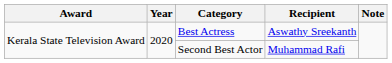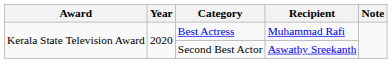(312, 31) Aswathy Sreekanth -> (306, 31) Muhammad Rafi
(306, 49) Muhammad Rafi -> (312, 49) Aswathy Sreekanth
